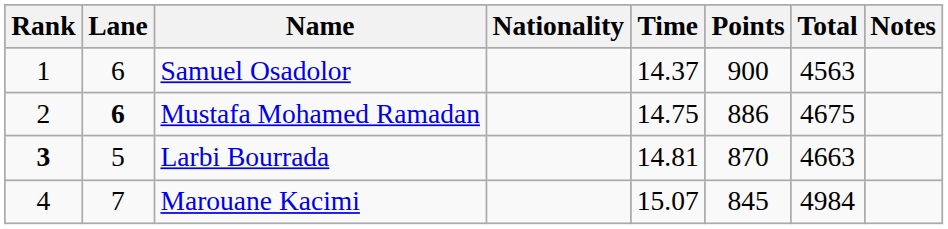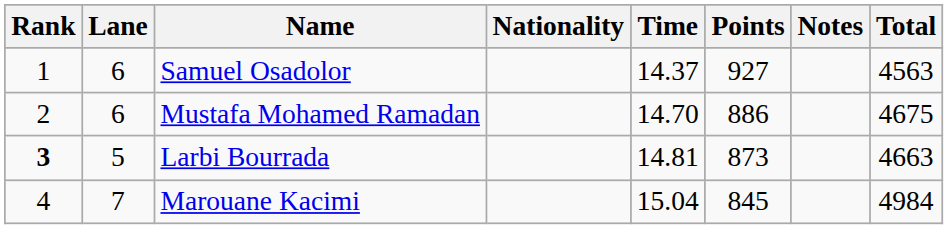columns swapped: (903, 26) <-> (828, 26)
(748, 69) 900 -> (748, 69) 927
(118, 113) bold -> (118, 113) normal
(668, 113) 14.75 -> (668, 113) 14.70
(748, 157) 870 -> (748, 157) 873
(668, 200) 15.07 -> (668, 200) 15.04
